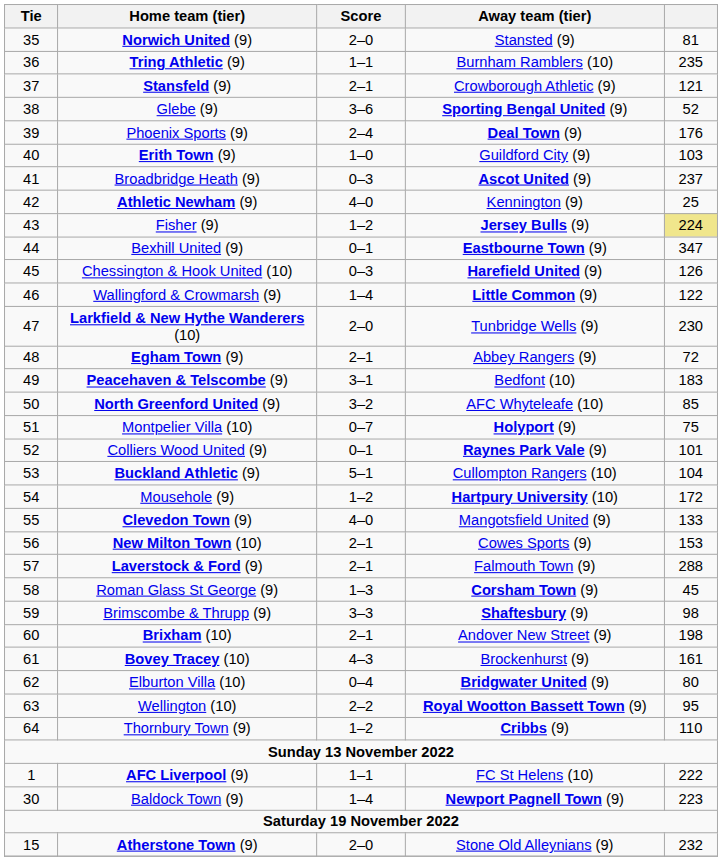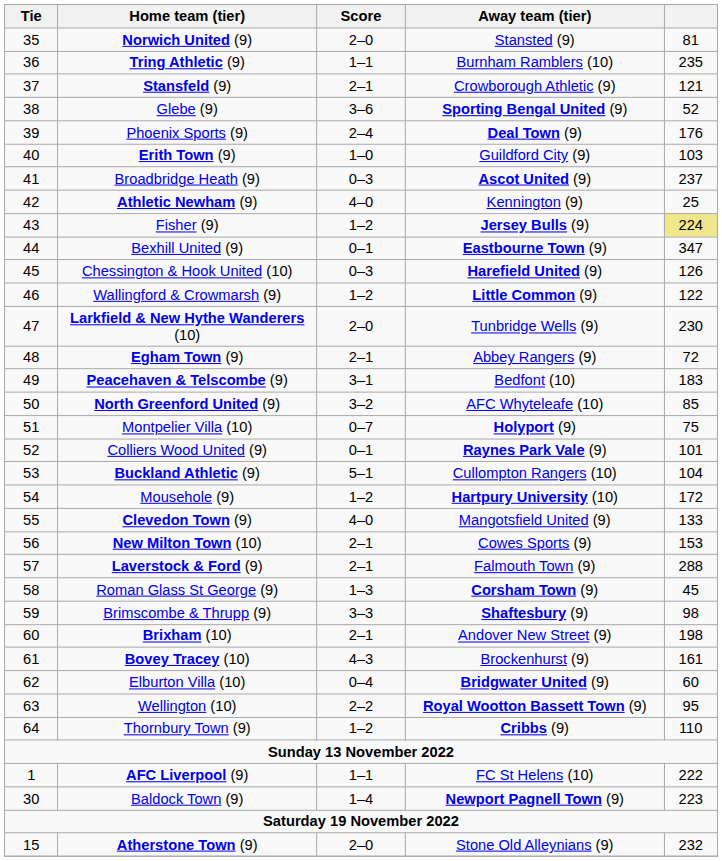(361, 295) 1–4 -> (361, 295) 1–2
(691, 683) 80 -> (691, 683) 60
